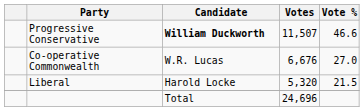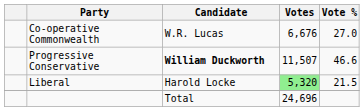rows swapped: (64, 34) <-> (64, 61)
(303, 82) no background -> (303, 82) lightgreen background
